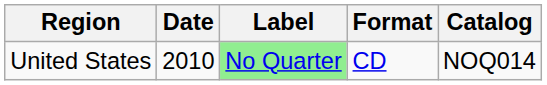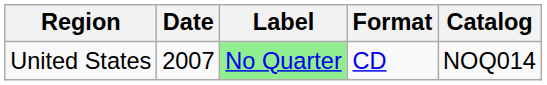(188, 60) 2010 -> (188, 60) 2007
